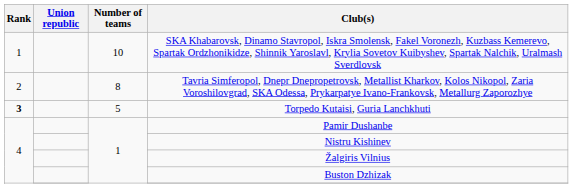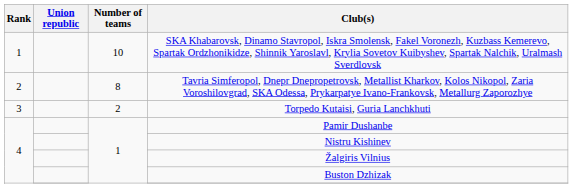(19, 109) bold -> (19, 109) normal
(118, 109) 5 -> (118, 109) 2
